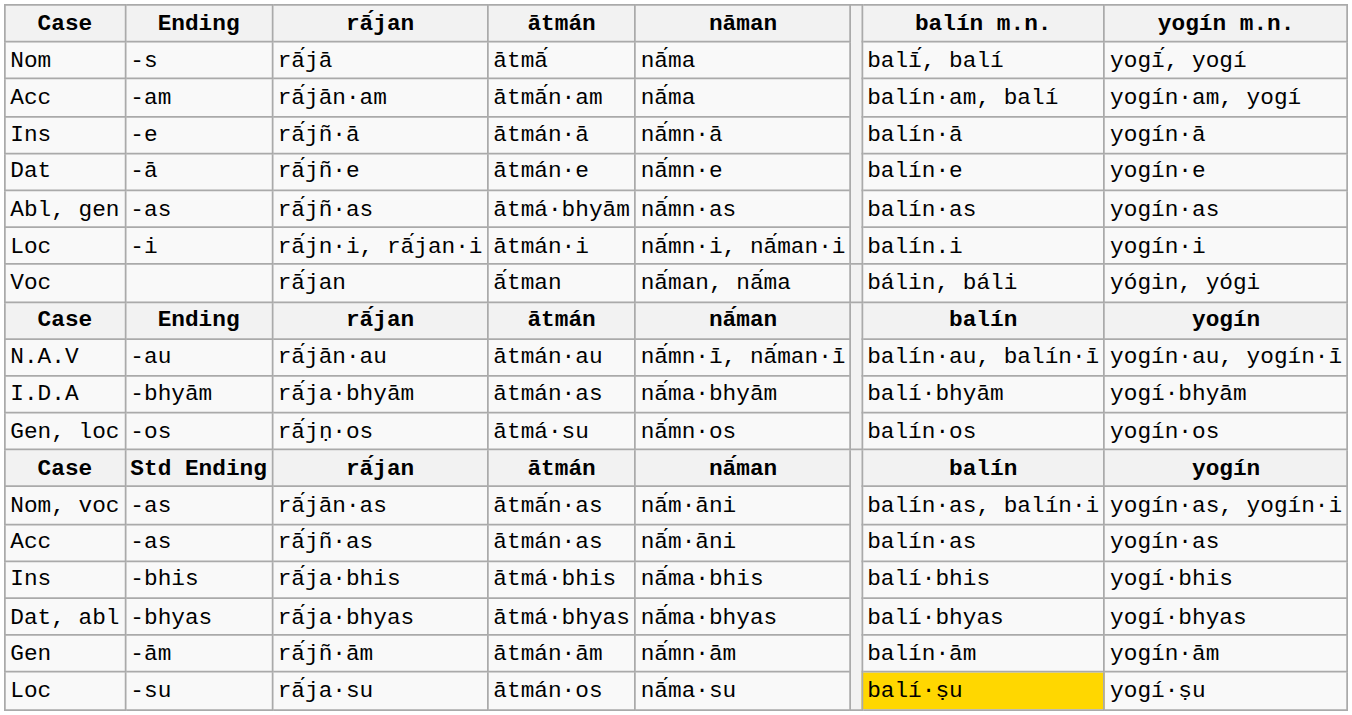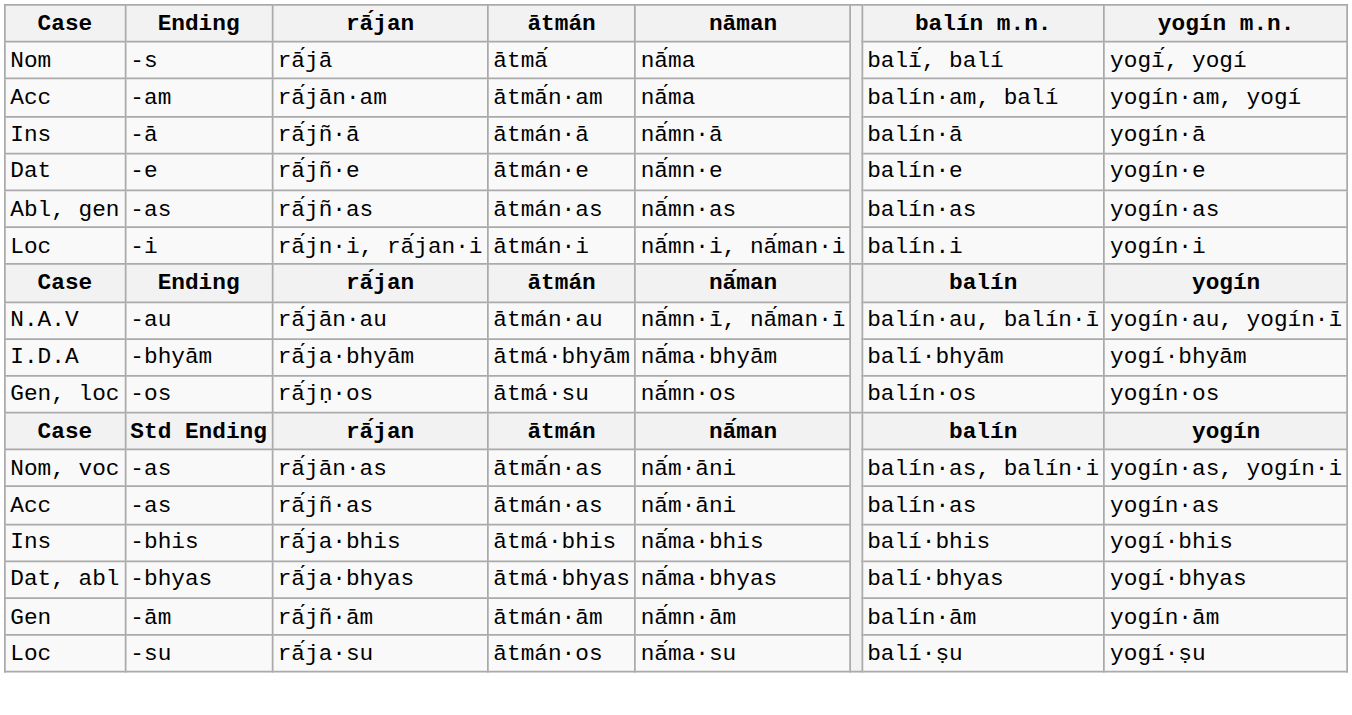(144, 135) -e -> (144, 135) -ā
(144, 172) -ā -> (144, 172) -e
(562, 209) ātmá·bhyām -> (548, 209) ātmán·as
- row: (31, 283)
(548, 394) ātmán·as -> (562, 357) ātmá·bhyām
(915, 691) gold background -> (915, 654) no background
